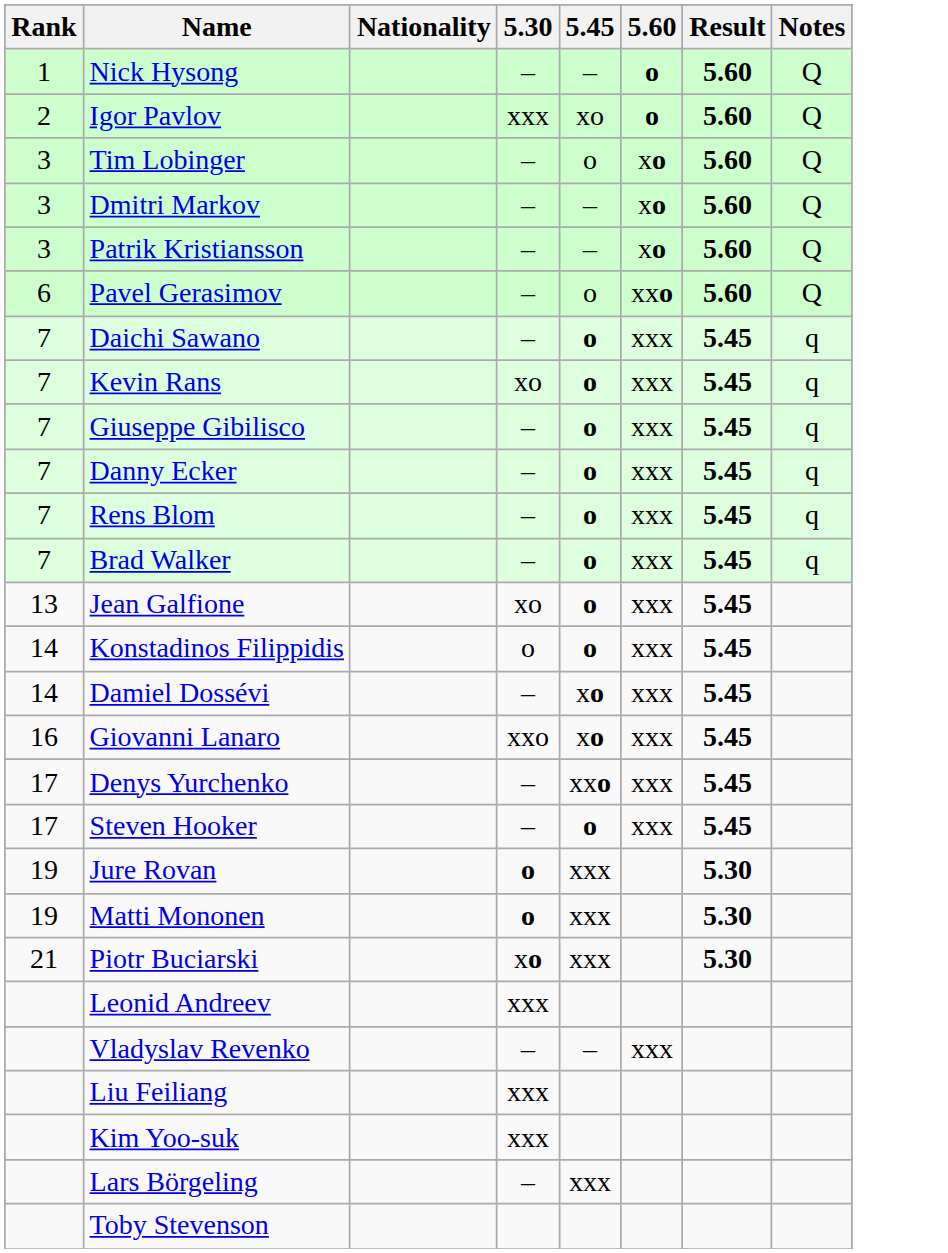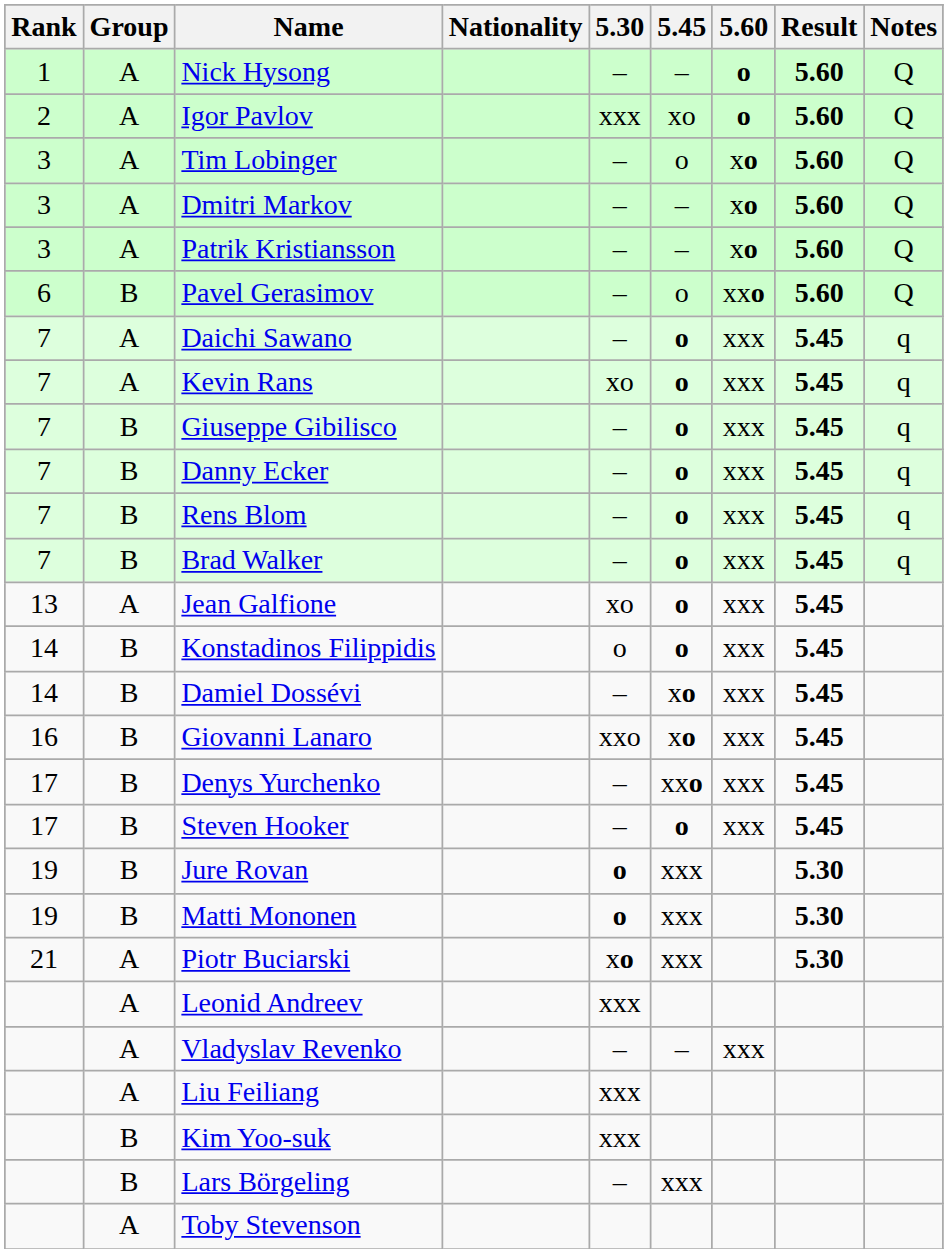+ column: (129, 26)
